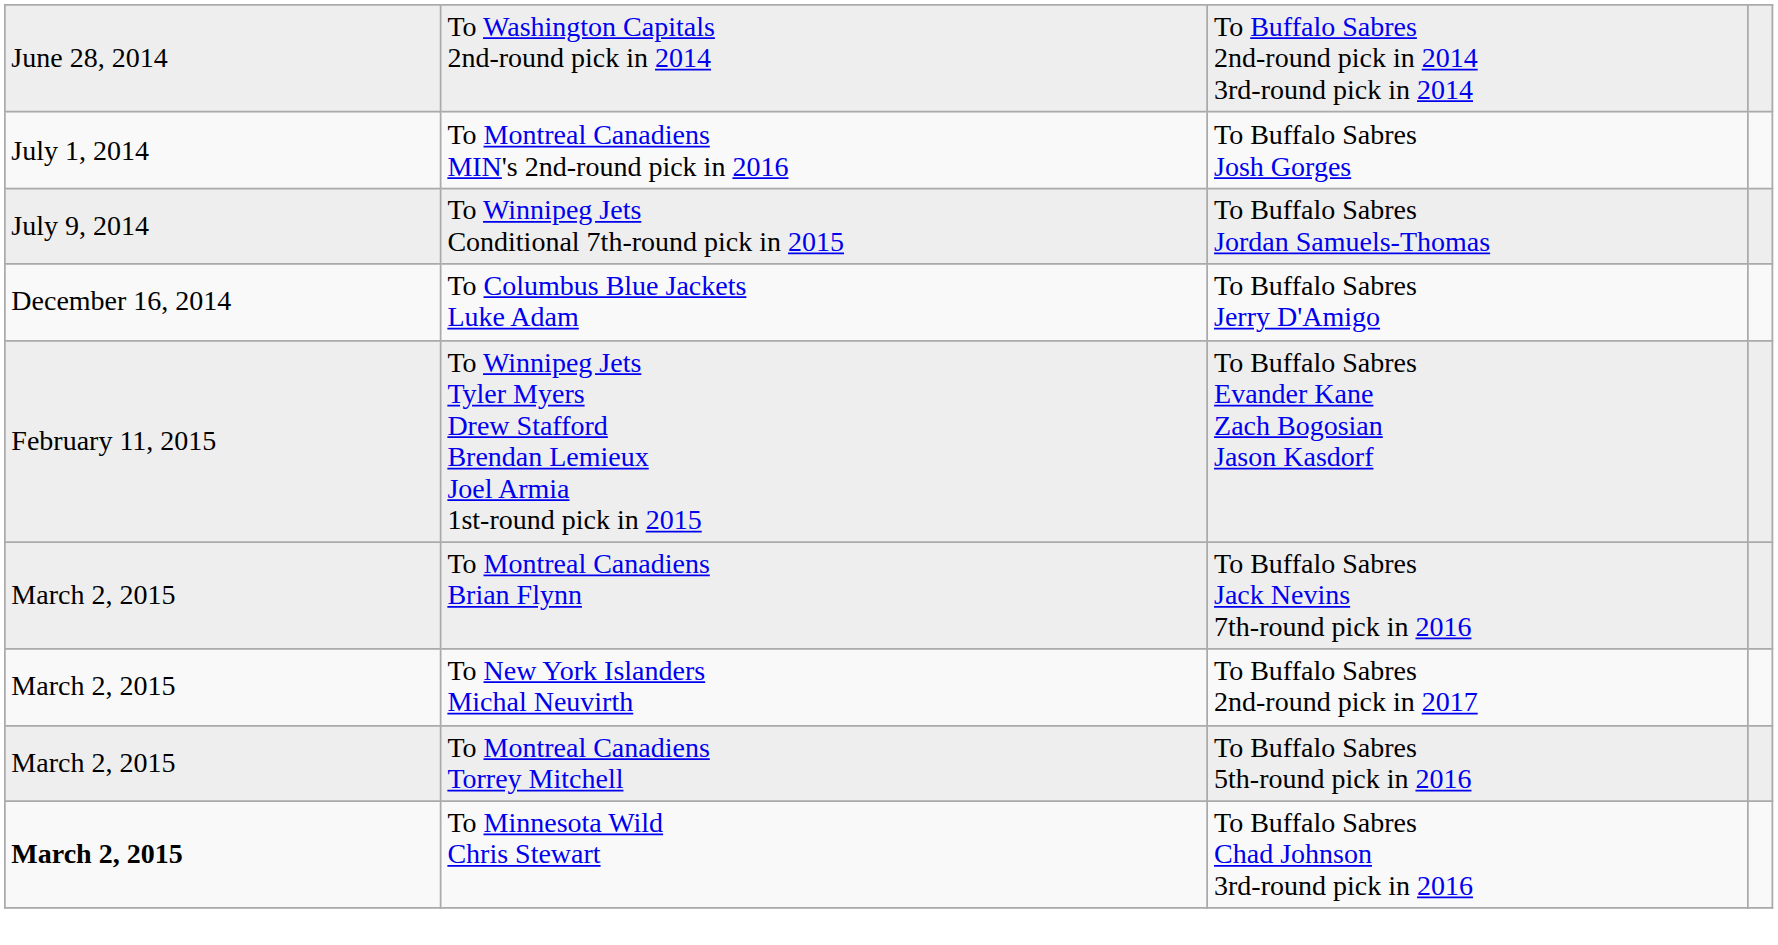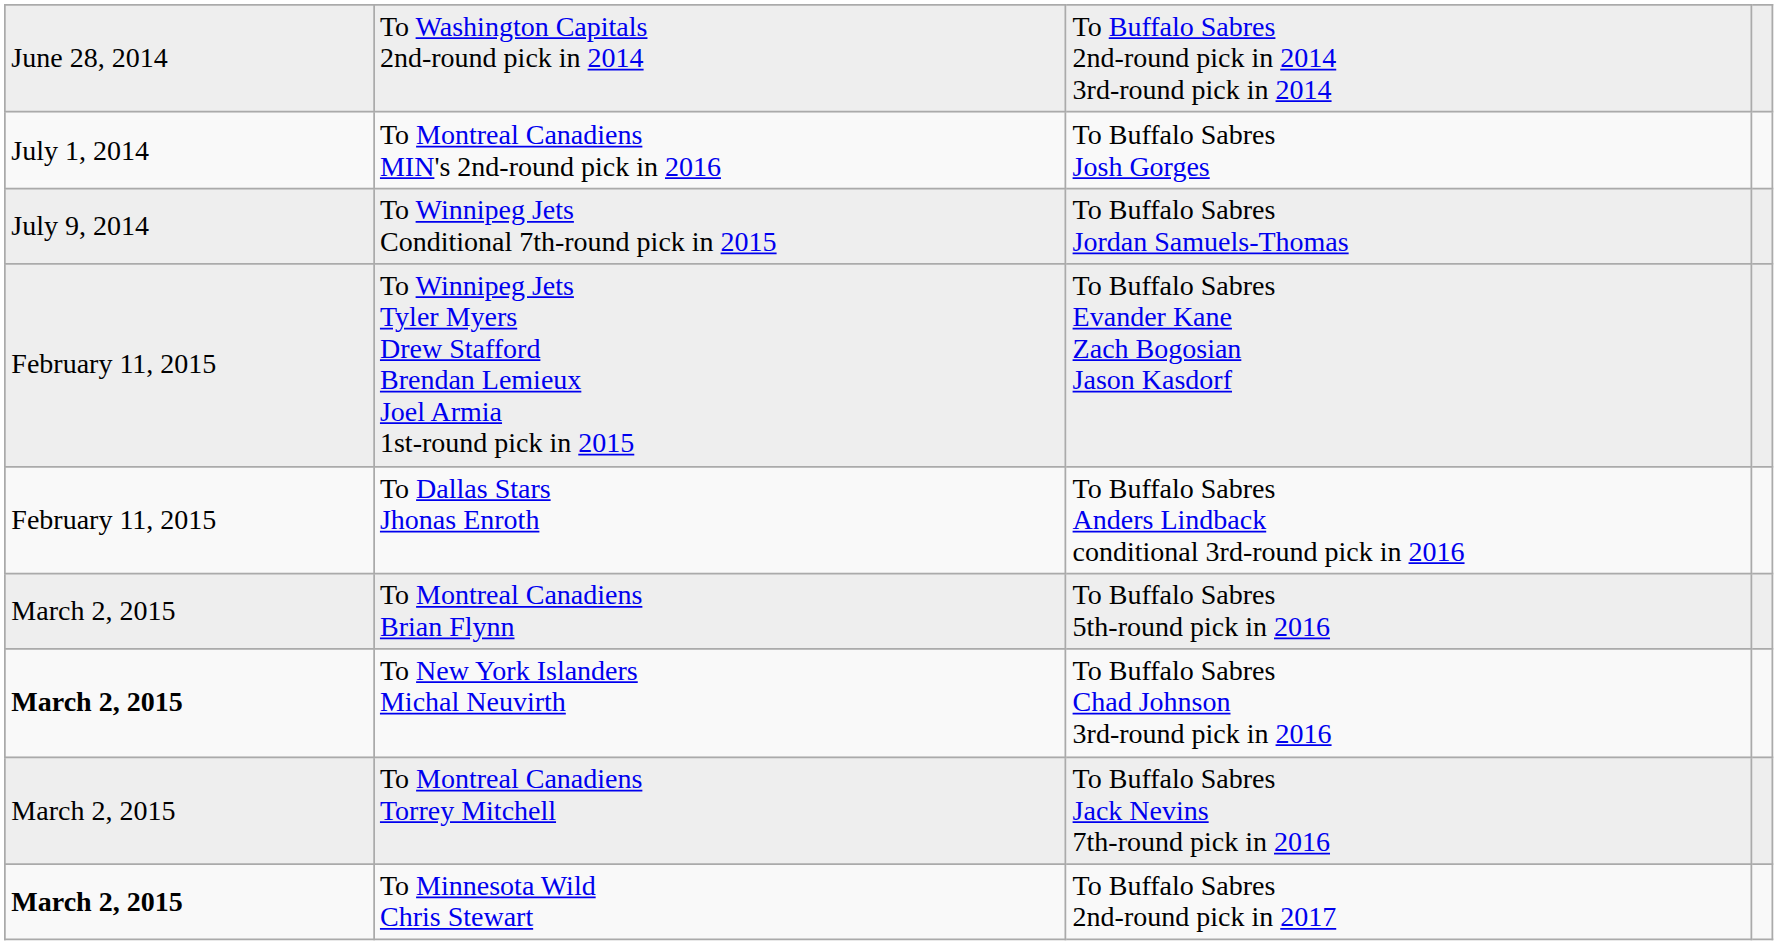- row: (597, 301)
+ row: (465, 503)
(1343, 595) To Buffalo Sabres Jack Nevins 7th-round pick in 2016 -> (1201, 610) To Buffalo Sabres 5th-round pick in 2016
(93, 686) normal -> (97, 702) bold
(1346, 686) To Buffalo Sabres 2nd-round pick in 2017 -> (1202, 702) To Buffalo Sabres Chad Johnson 3rd-round pick in 2016
(1343, 762) To Buffalo Sabres 5th-round pick in 2016 -> (1201, 810) To Buffalo Sabres Jack Nevins 7th-round pick in 2016
(1344, 854) To Buffalo Sabres Chad Johnson 3rd-round pick in 2016 -> (1204, 901) To Buffalo Sabres 2nd-round pick in 2017
